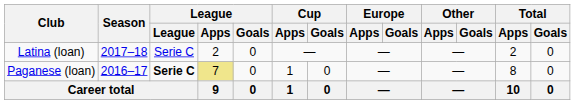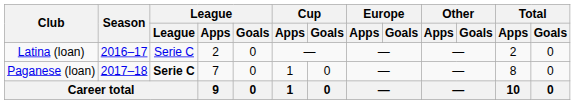(124, 52) 2017–18 -> (124, 52) 2016–17
(124, 71) 2016–17 -> (124, 71) 2017–18
(216, 71) khaki background -> (216, 71) no background
